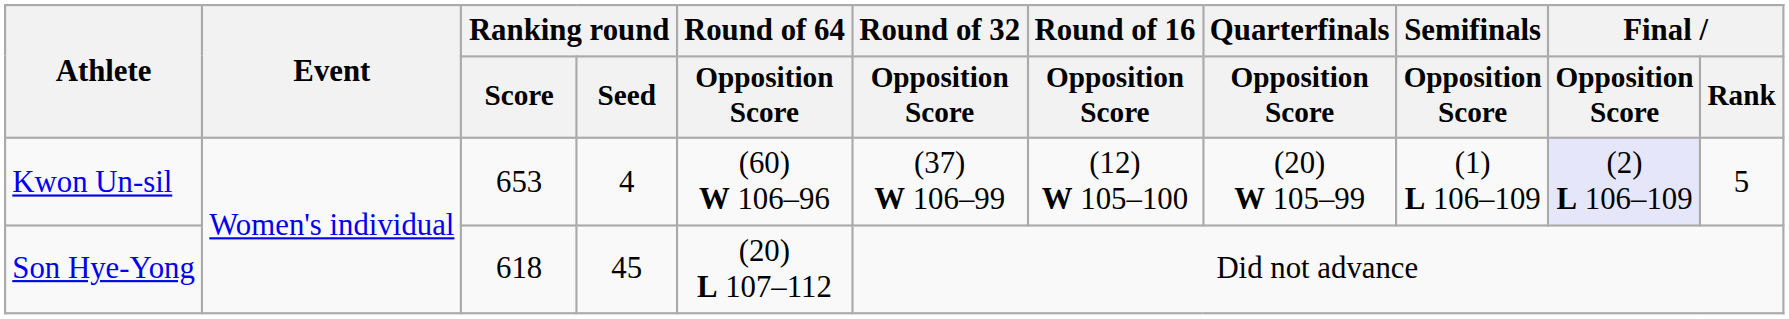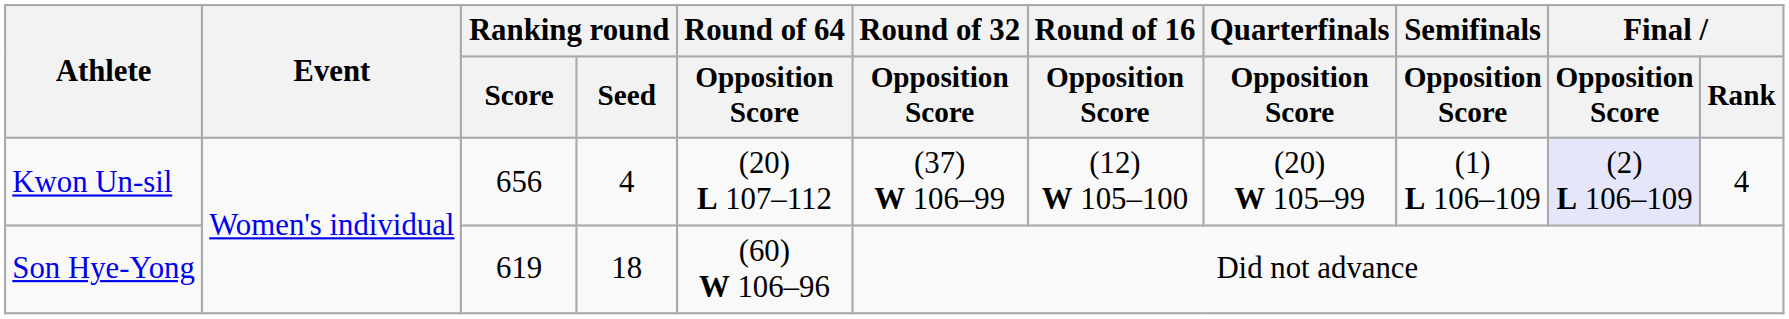(519, 181) 653 -> (519, 181) 656
(764, 181) (60) W 106–96 -> (764, 181) (20) L 107–112
(1742, 181) 5 -> (1742, 181) 4
(519, 268) 618 -> (519, 268) 619
(627, 268) 45 -> (627, 268) 18
(764, 268) (20) L 107–112 -> (764, 268) (60) W 106–96
